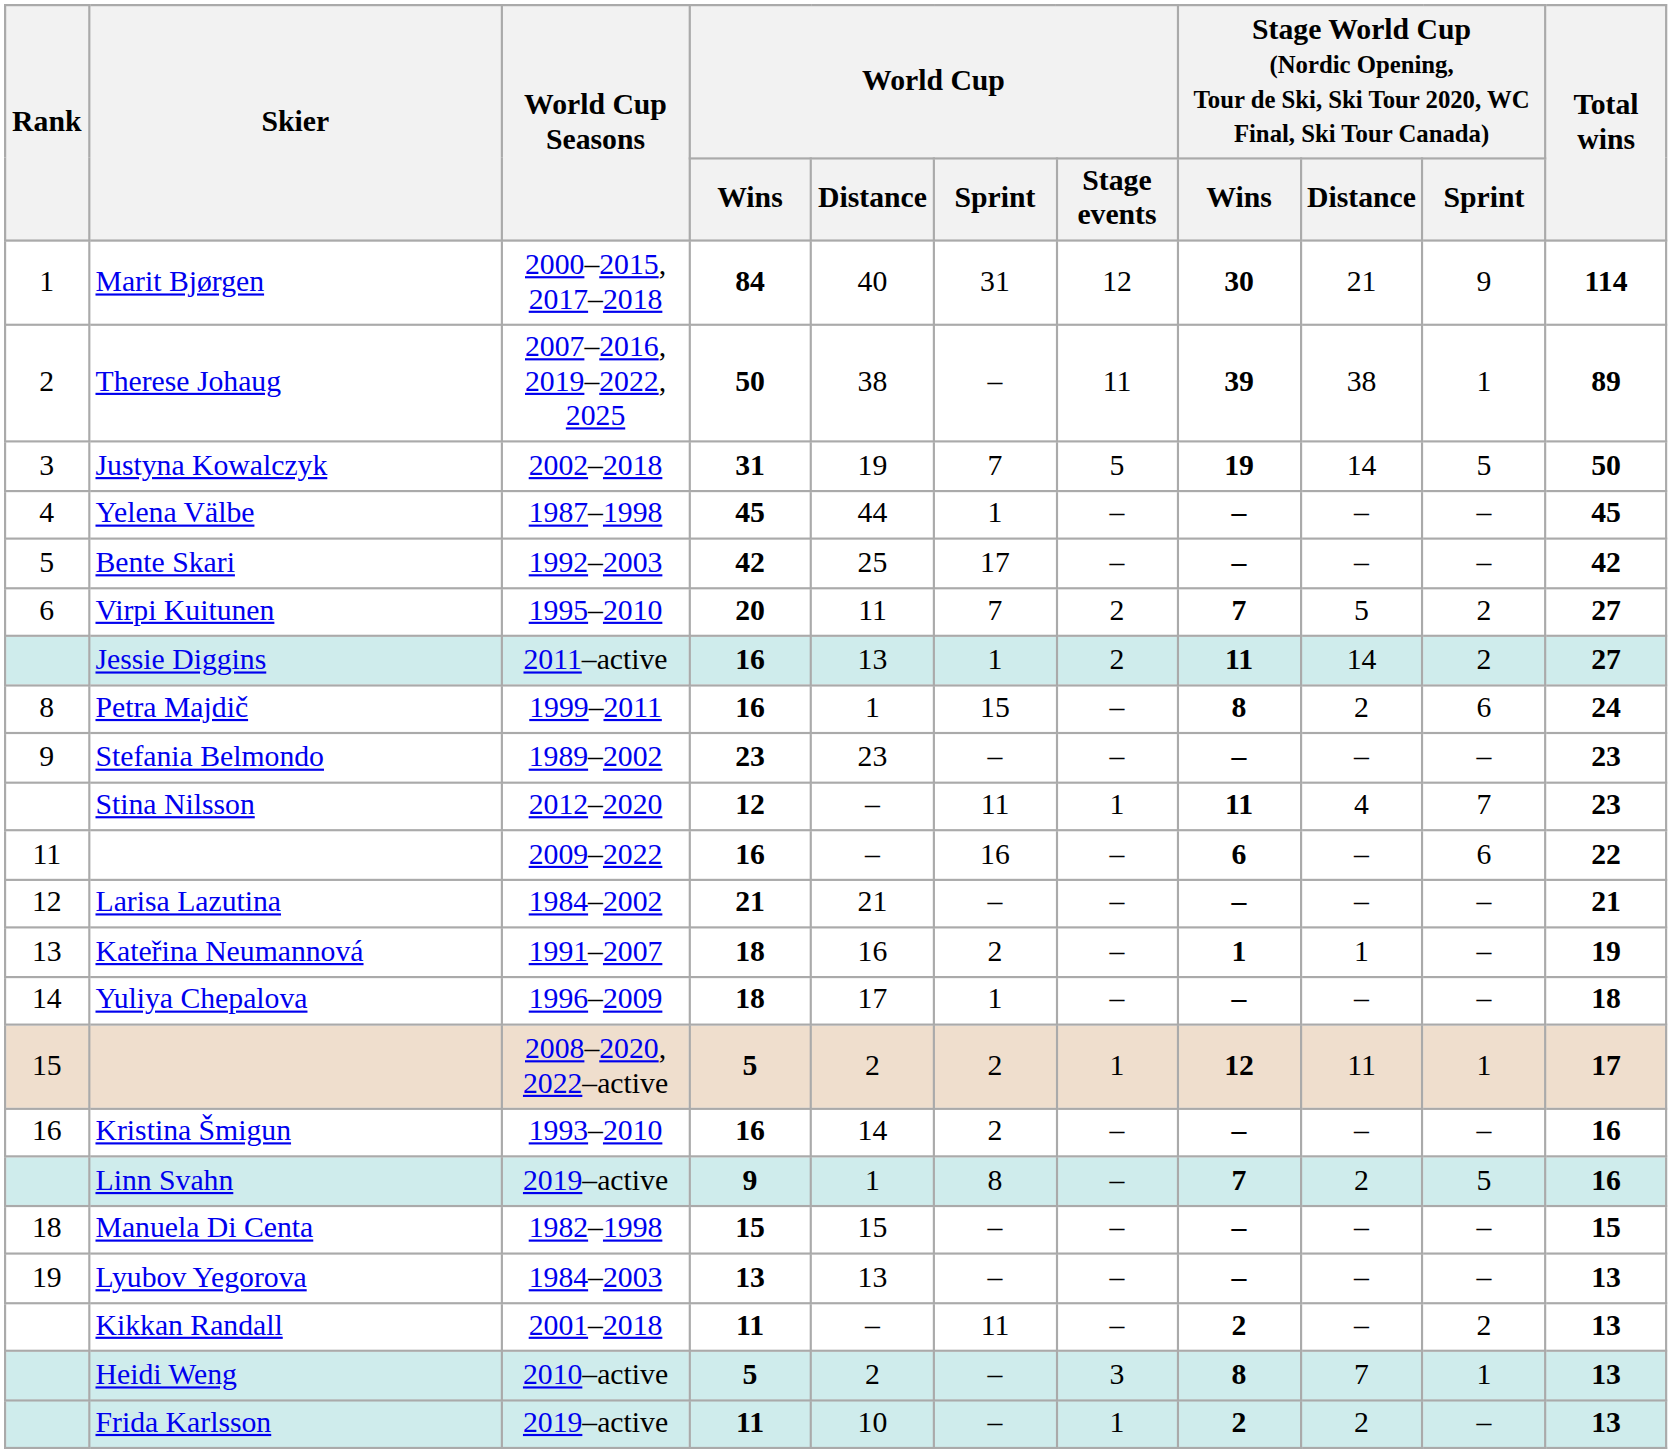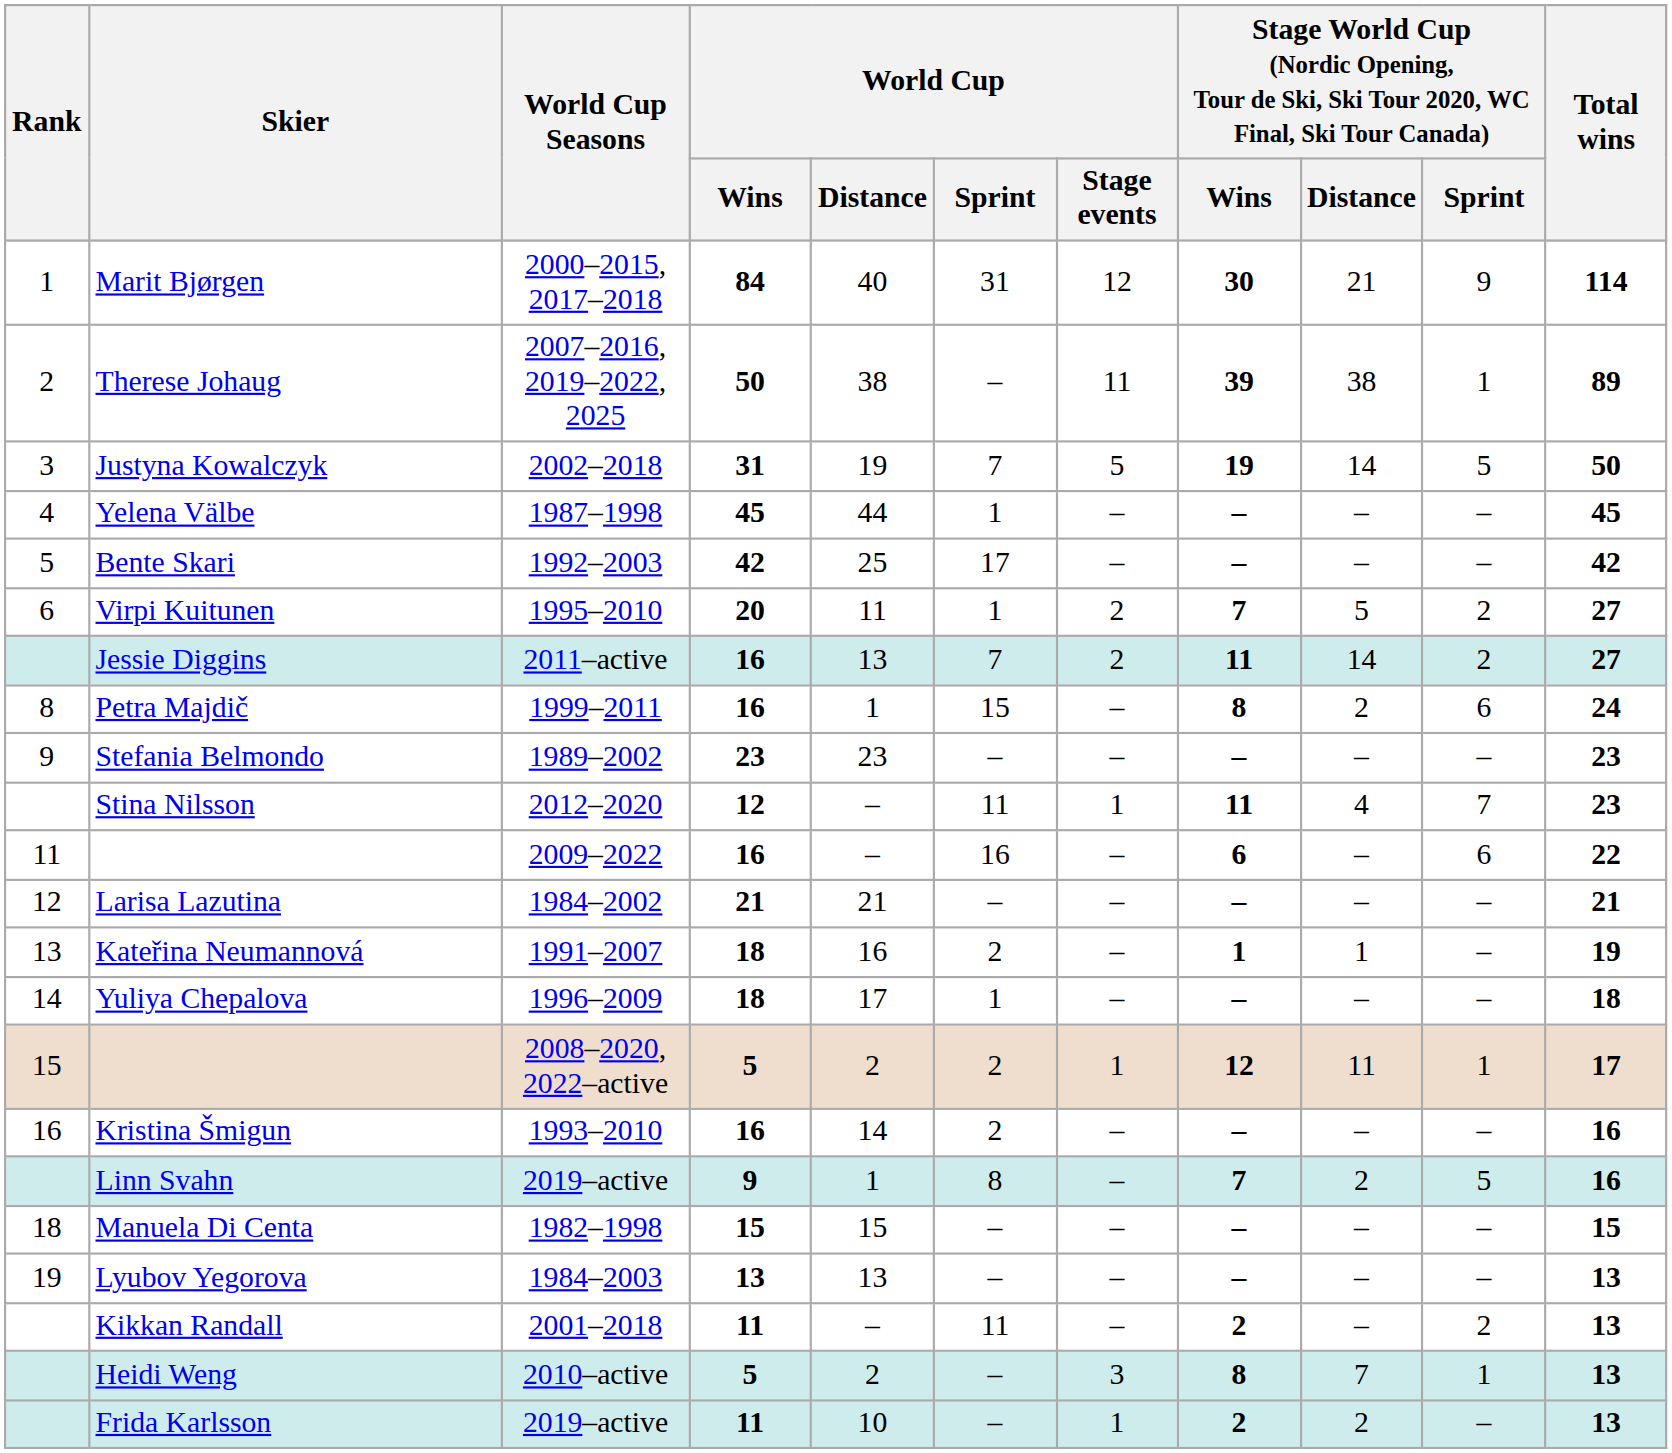(995, 610) 7 -> (995, 610) 1
(995, 659) 1 -> (995, 659) 7
